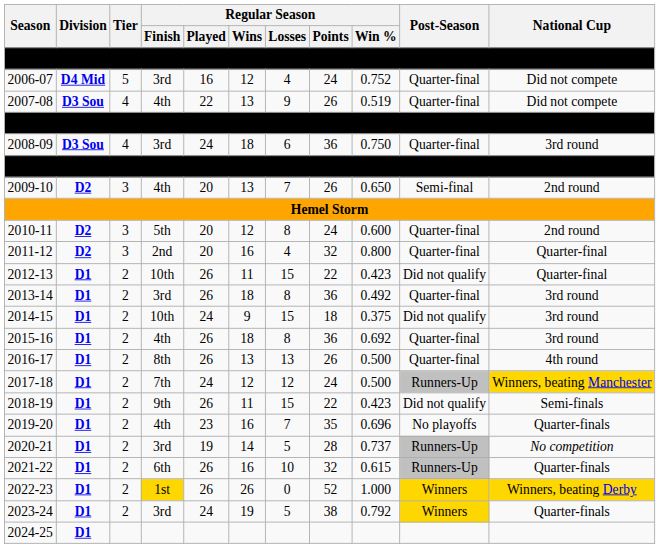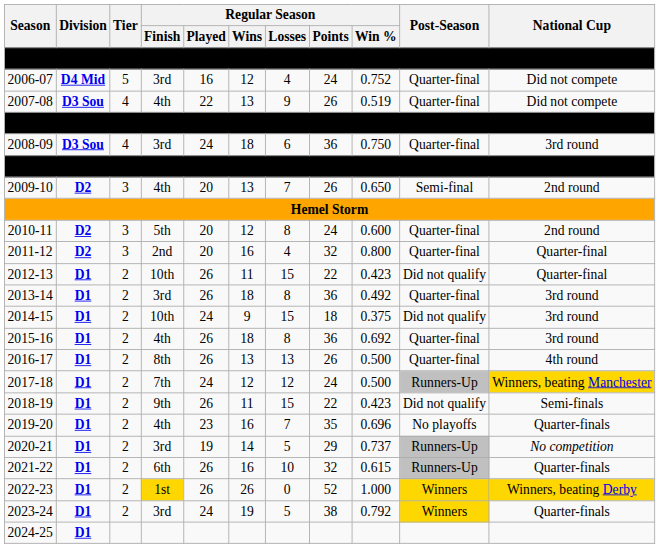(331, 446) 28 -> (331, 446) 29
